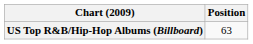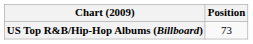(227, 30) 63 -> (227, 30) 73
